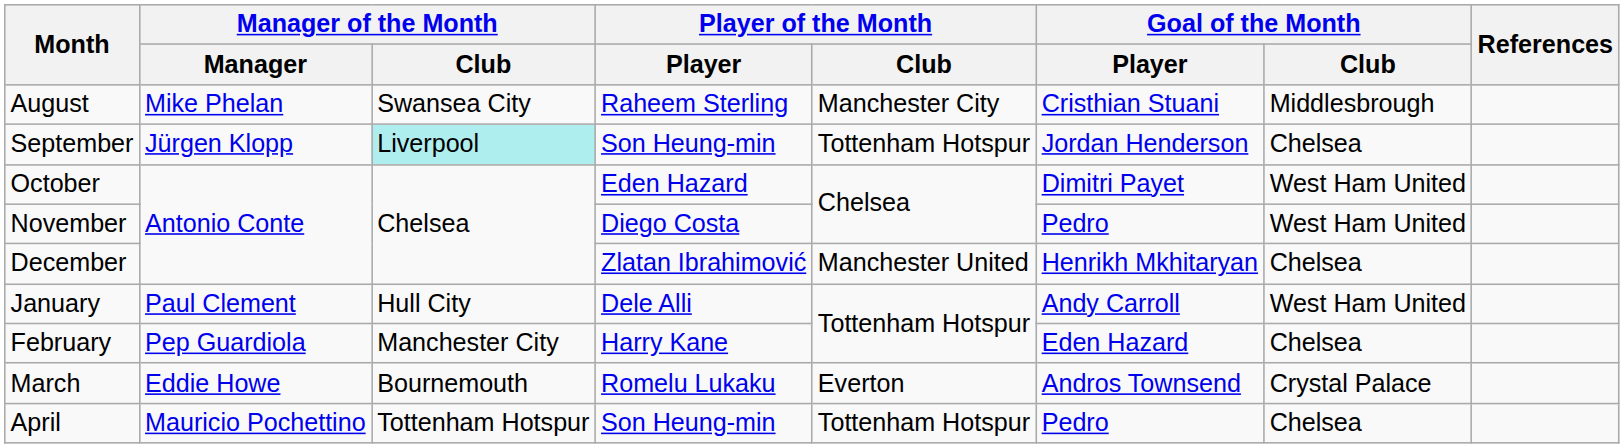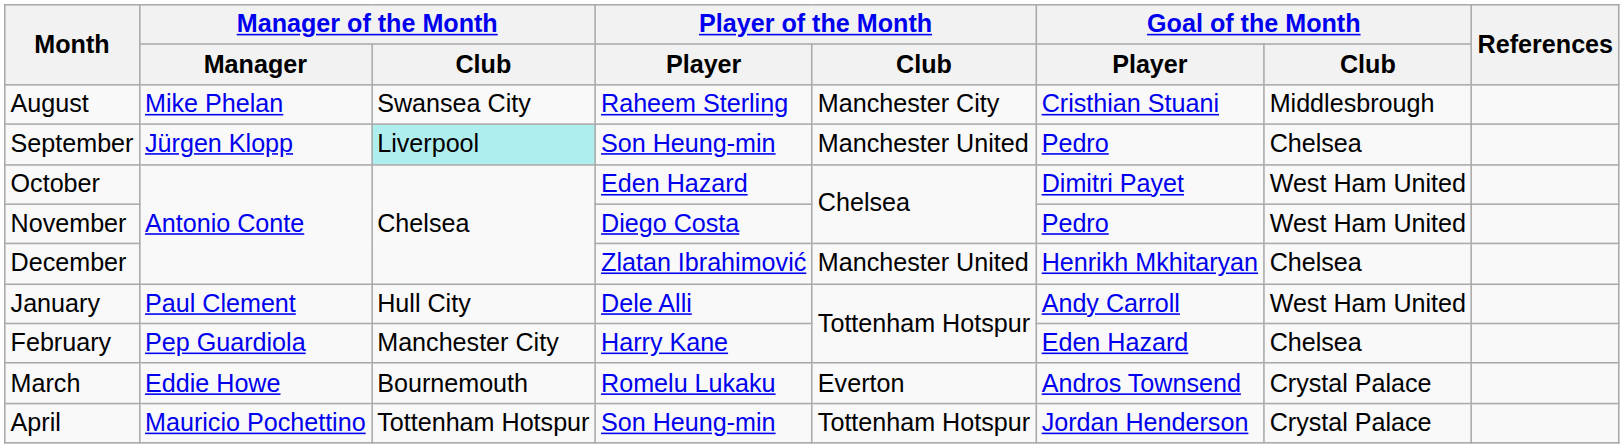(924, 143) Tottenham Hotspur -> (923, 143) Manchester United
(1145, 143) Jordan Henderson -> (1075, 143) Pedro
(1075, 422) Pedro -> (1145, 422) Jordan Henderson
(1316, 422) Chelsea -> (1351, 422) Crystal Palace
